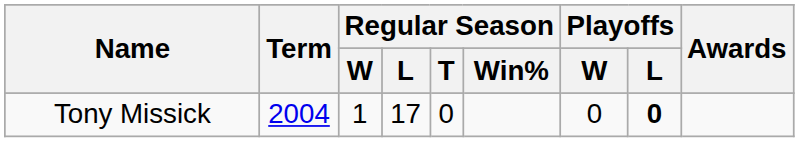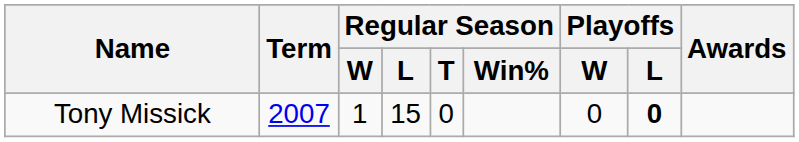(299, 114) 2004 -> (299, 114) 2007
(406, 114) 17 -> (406, 114) 15
